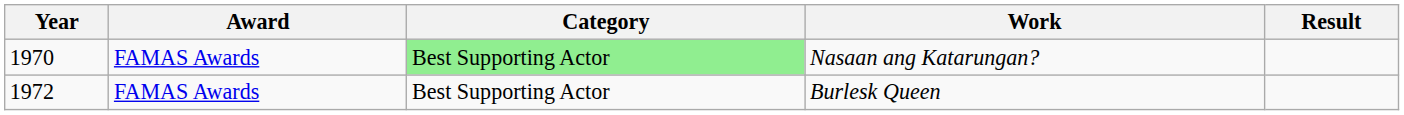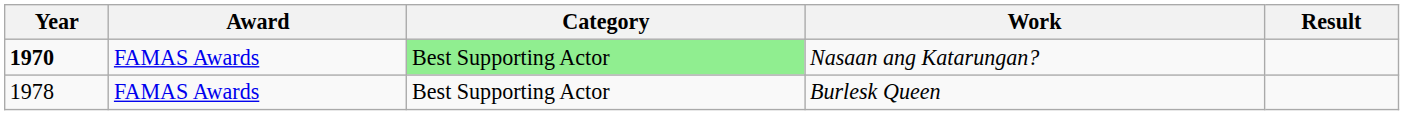(32, 57) normal -> (32, 57) bold
(32, 92) 1972 -> (32, 92) 1978
